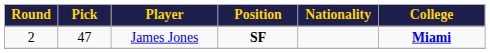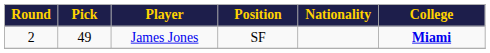(85, 37) 47 -> (85, 37) 49
(258, 37) bold -> (258, 37) normal
